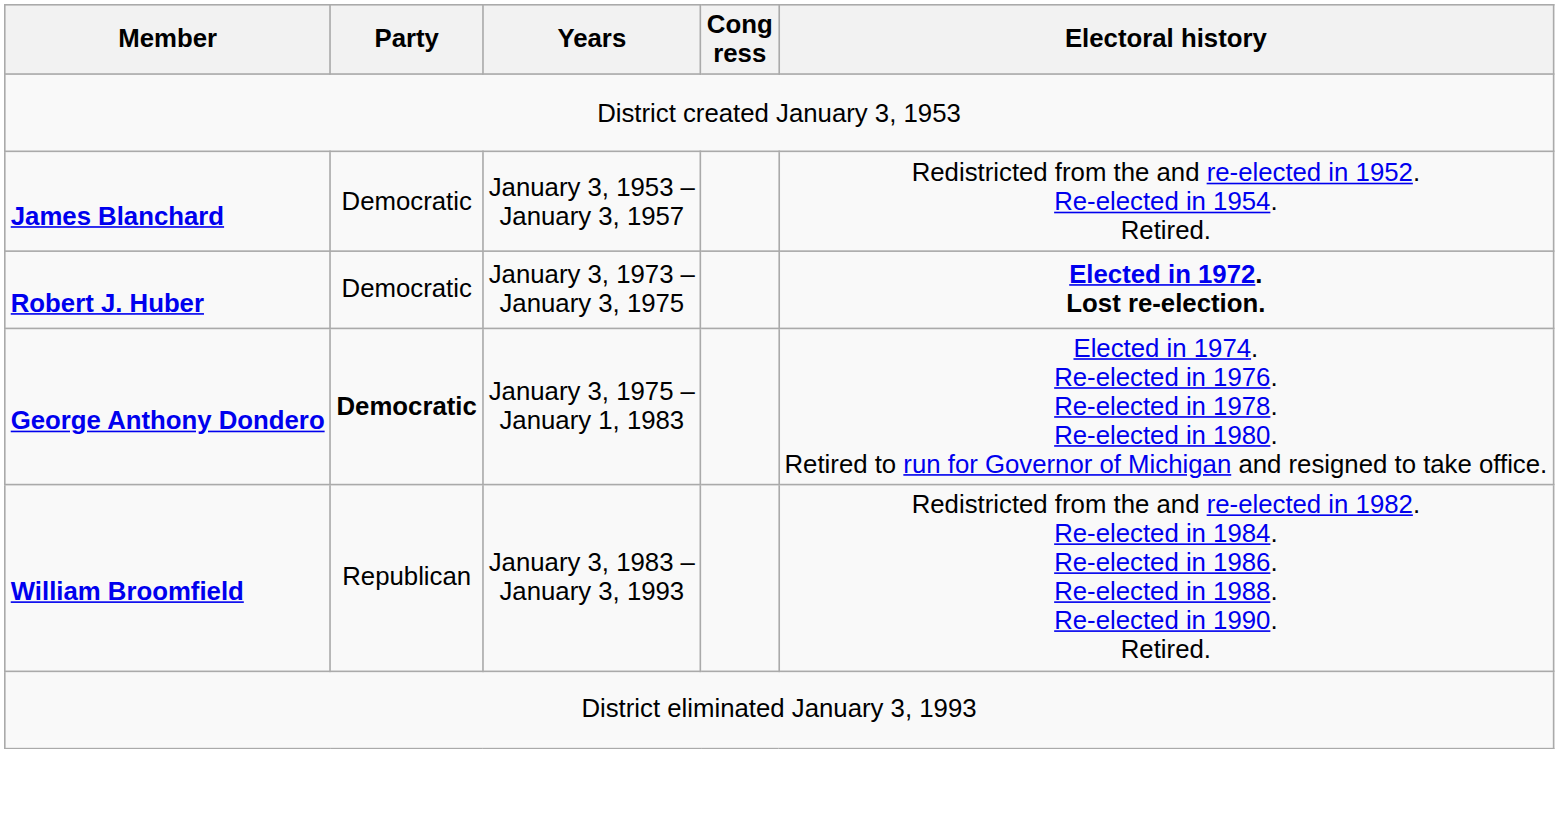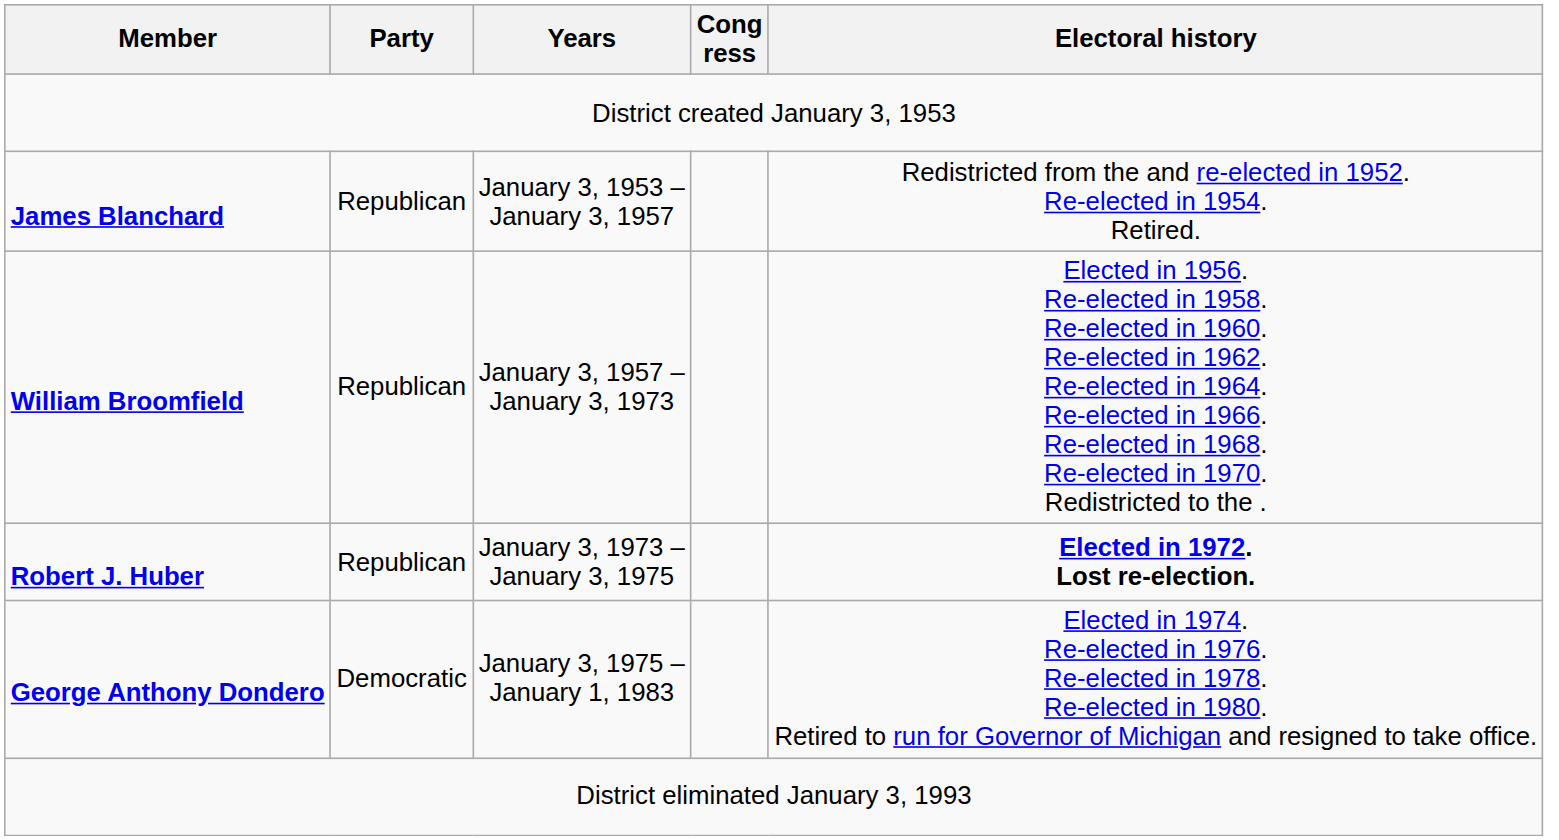(407, 201) Democratic -> (402, 201) Republican
+ row: (582, 386)
(407, 289) Democratic -> (402, 561) Republican
(407, 406) bold -> (402, 678) normal
- row: (592, 577)
